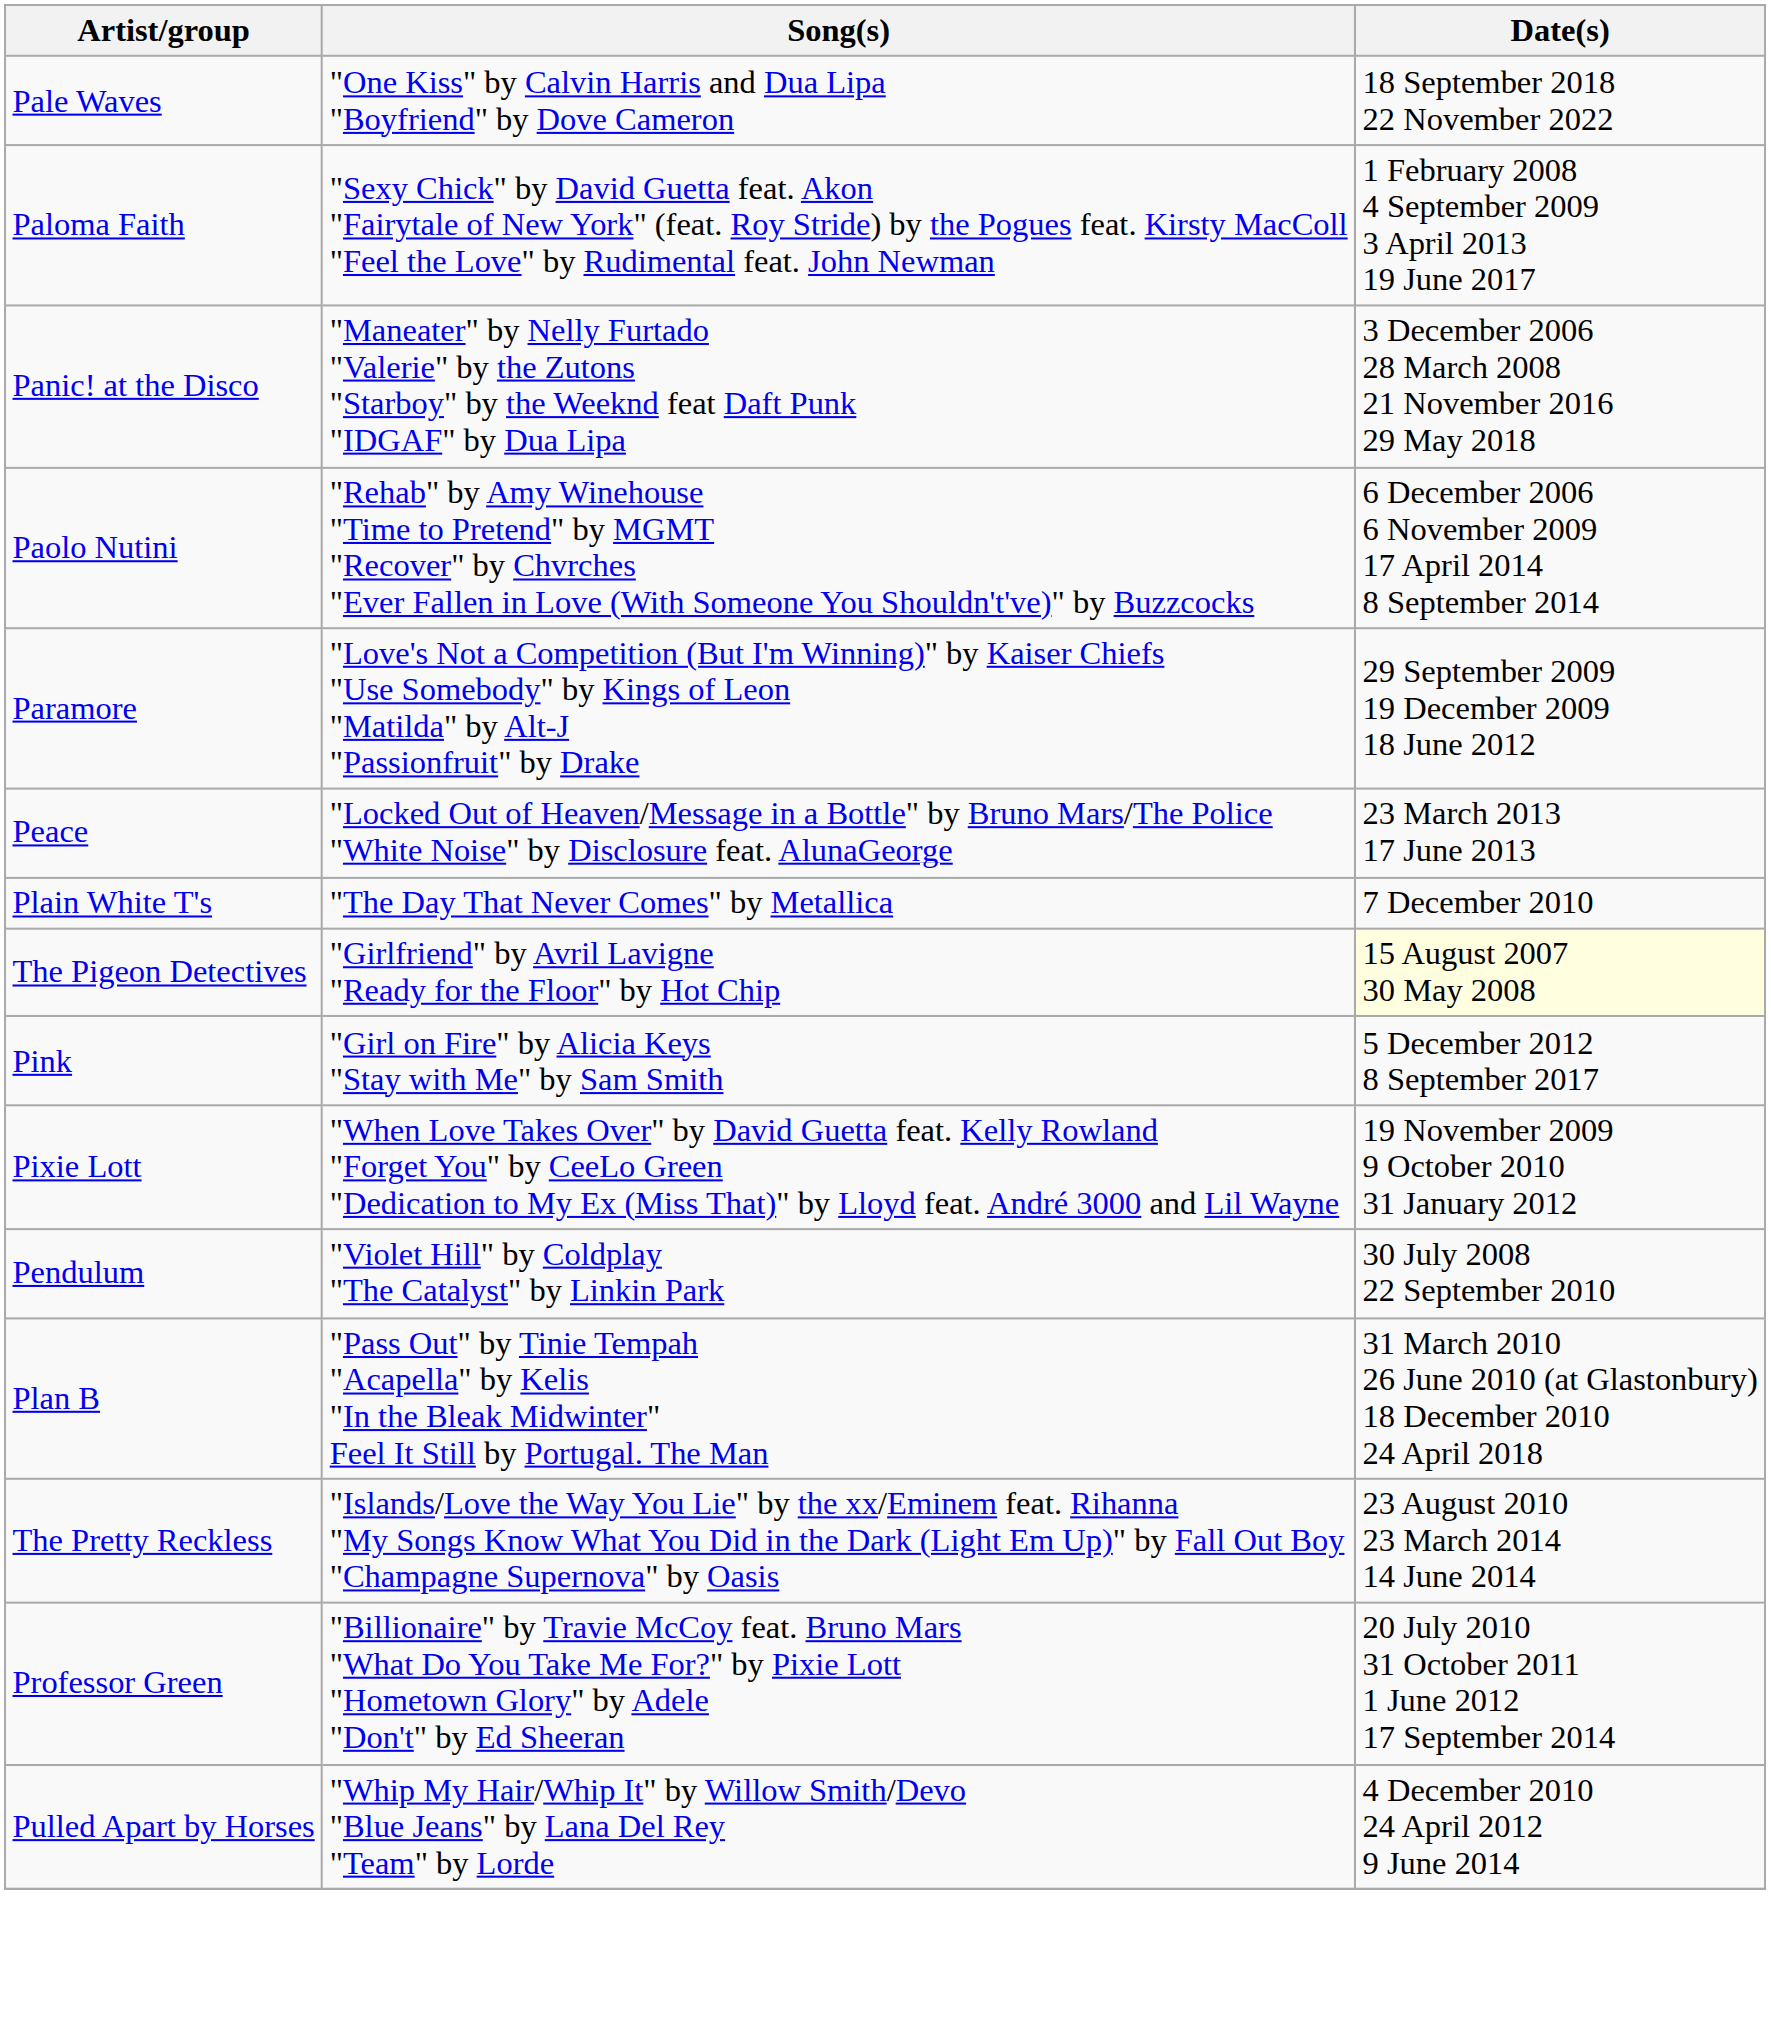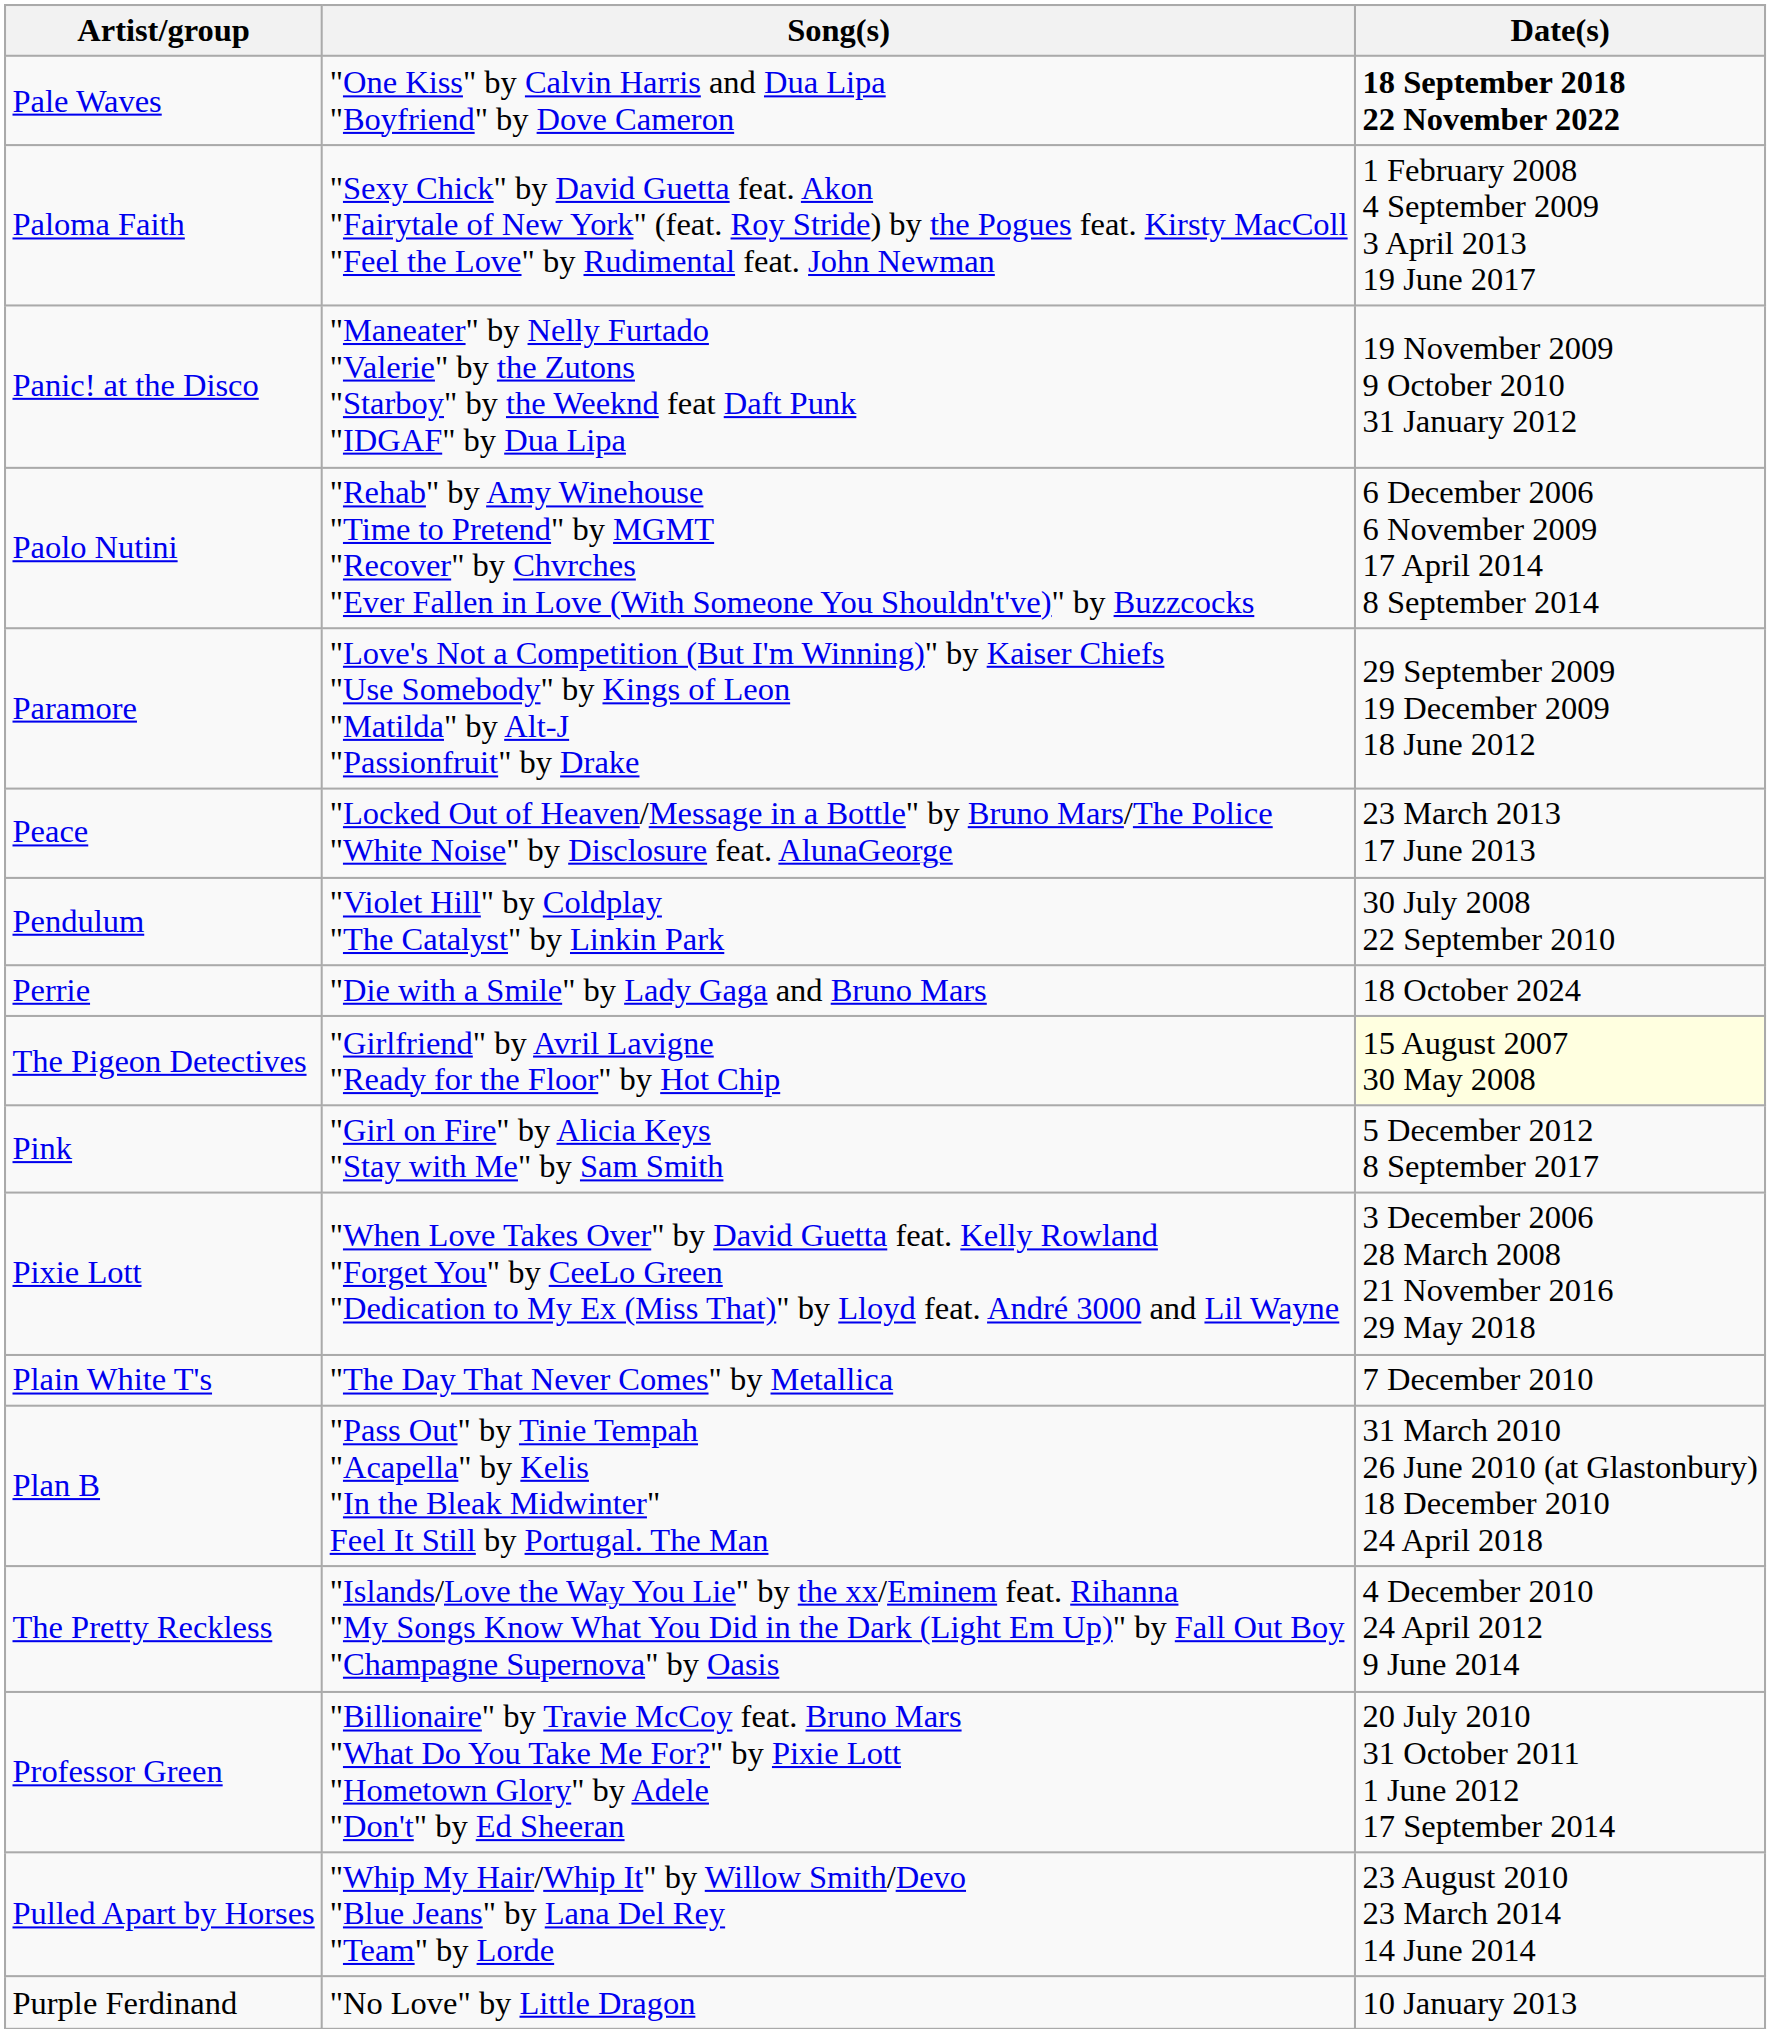(1489, 100) normal -> (1494, 100) bold
(1488, 385) 3 December 2006 28 March 2008 21 November 2016 29 May 2018 -> (1488, 385) 19 November 2009 9 October 2010 31 January 2012
rows swapped: (78, 1272) <-> (112, 902)
+ row: (51, 990)
(1488, 1166) 19 November 2009 9 October 2010 31 January 2012 -> (1488, 1272) 3 December 2006 28 March 2008 21 November 2016 29 May 2018
(1465, 1540) 23 August 2010 23 March 2014 14 June 2014 -> (1478, 1628) 4 December 2010 24 April 2012 9 June 2014
(1478, 1826) 4 December 2010 24 April 2012 9 June 2014 -> (1465, 1914) 23 August 2010 23 March 2014 14 June 2014
+ row: (125, 2002)
